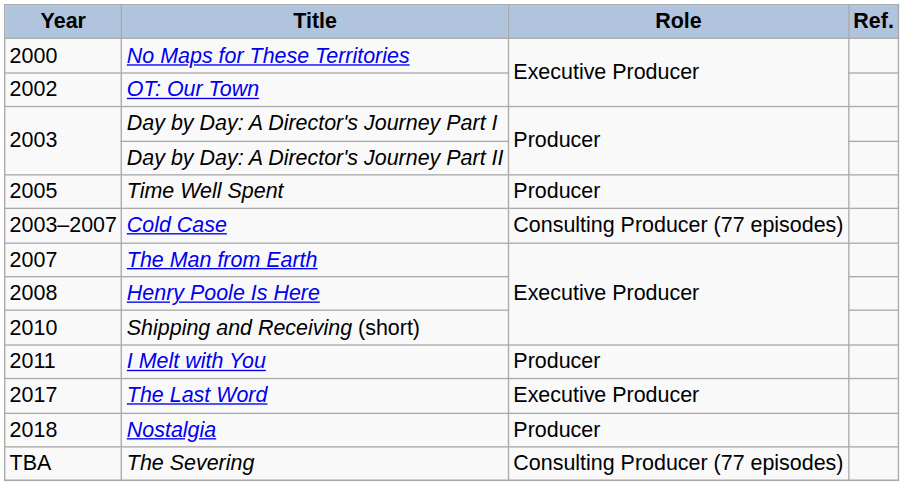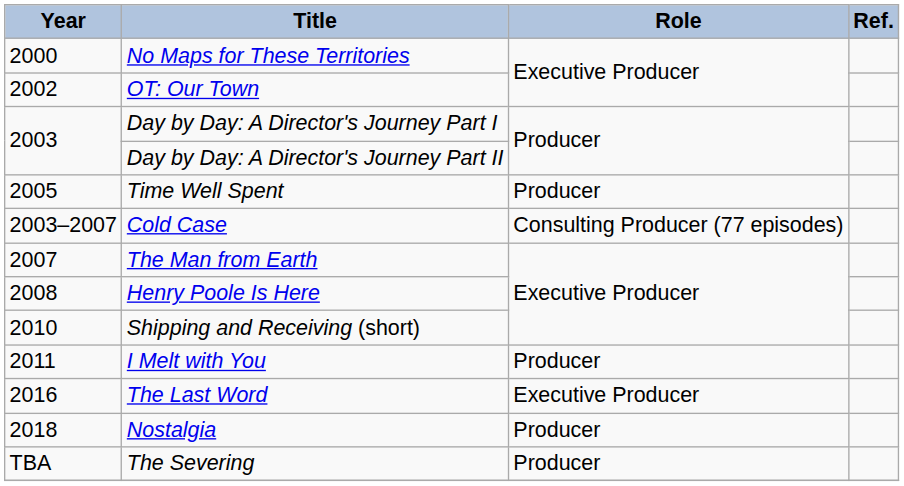(33, 395) 2017 -> (33, 395) 2016
(678, 463) Consulting Producer (77 episodes) -> (557, 463) Producer
